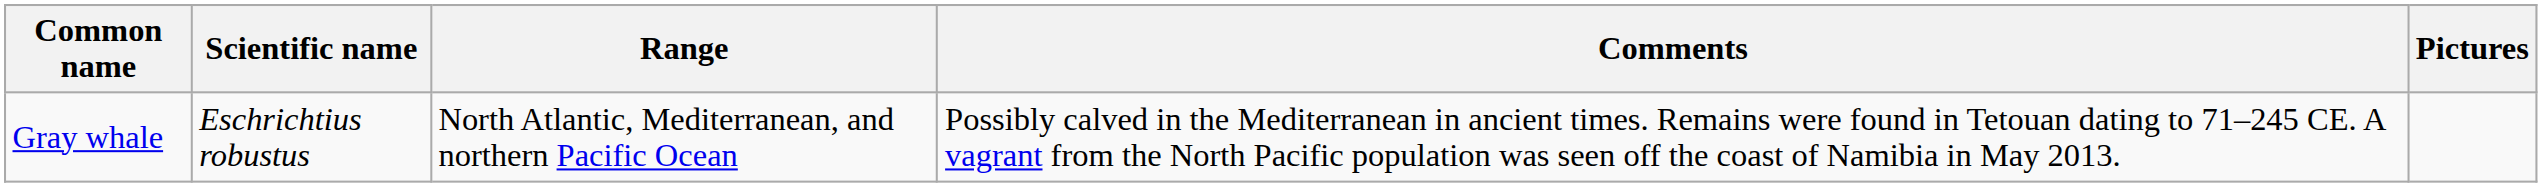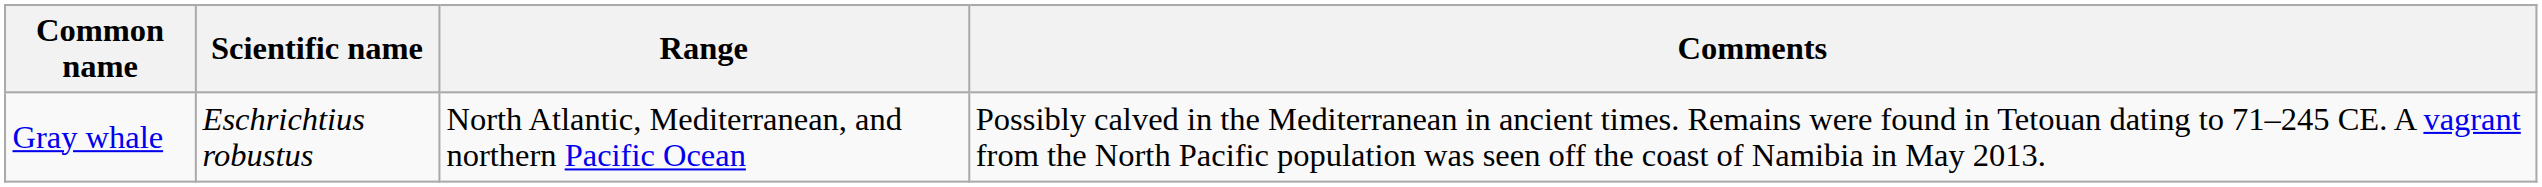- column: (2472, 48)
